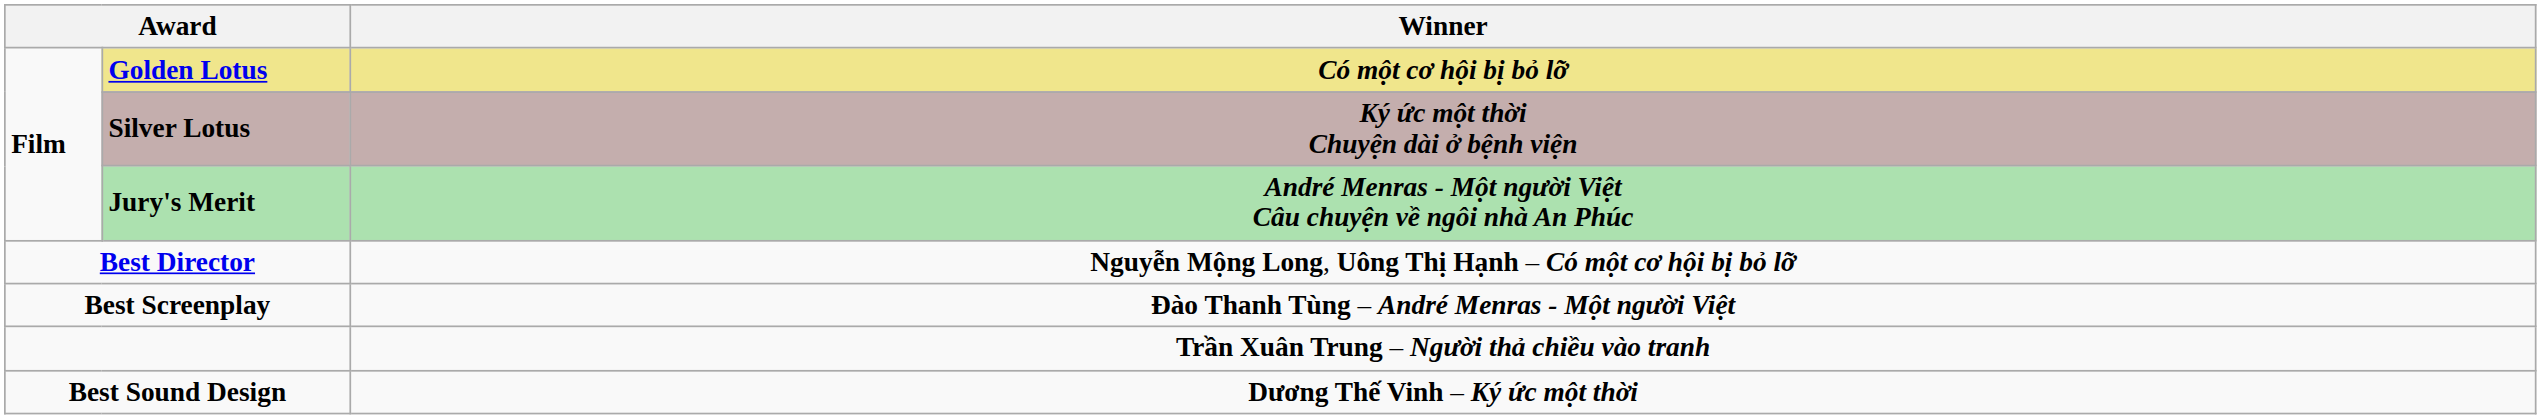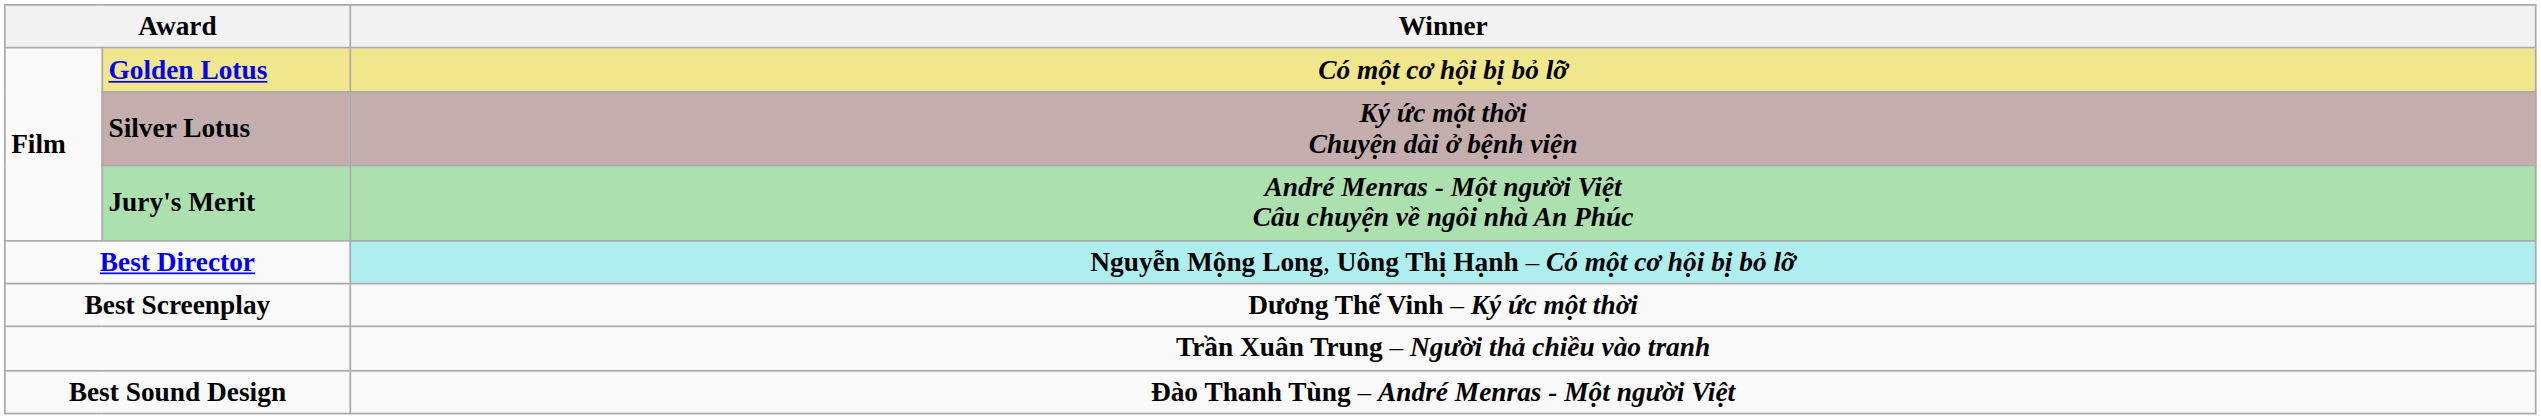(1443, 261) no background -> (1443, 261) paleturquoise background
(1443, 304) Đào Thanh Tùng – André Menras - Một người Việt -> (1443, 304) Dương Thế Vinh – Ký ức một thời
(1443, 391) Dương Thế Vinh – Ký ức một thời -> (1443, 391) Đào Thanh Tùng – André Menras - Một người Việt
